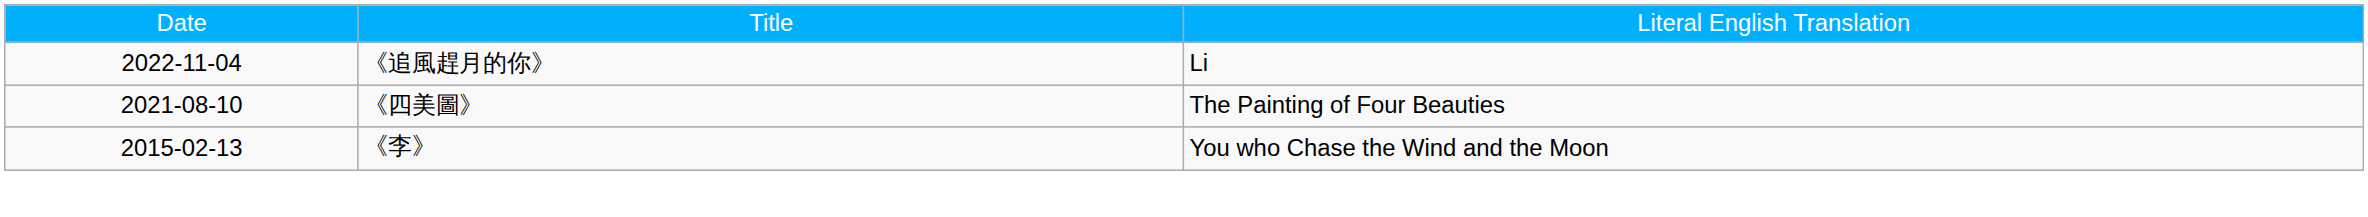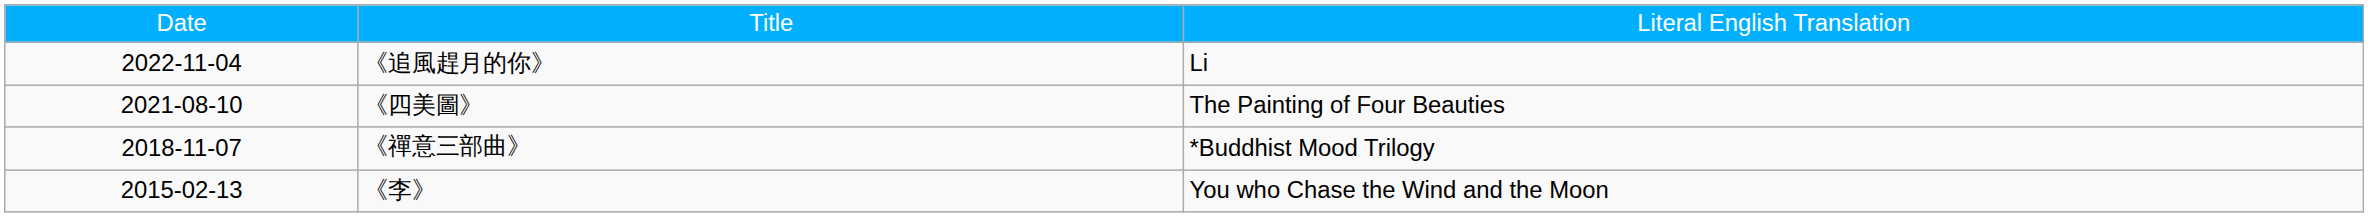+ row: (447, 147)
